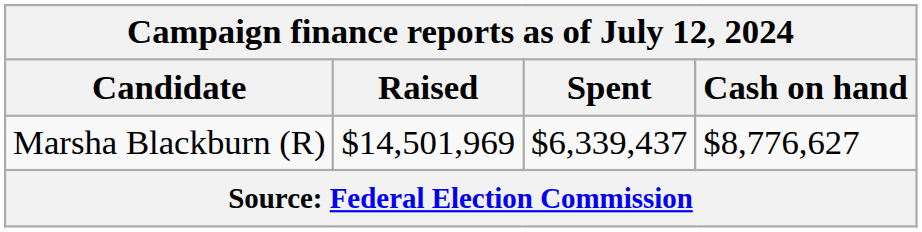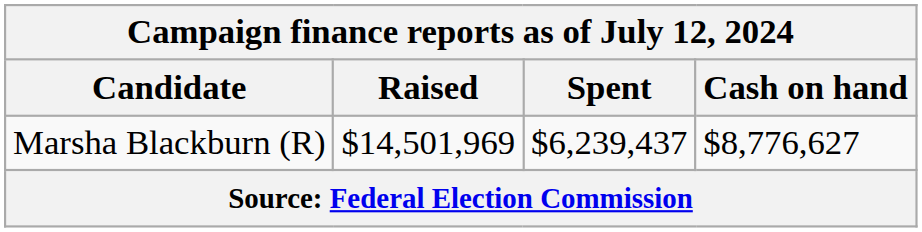(609, 142) $6,339,437 -> (609, 142) $6,239,437
